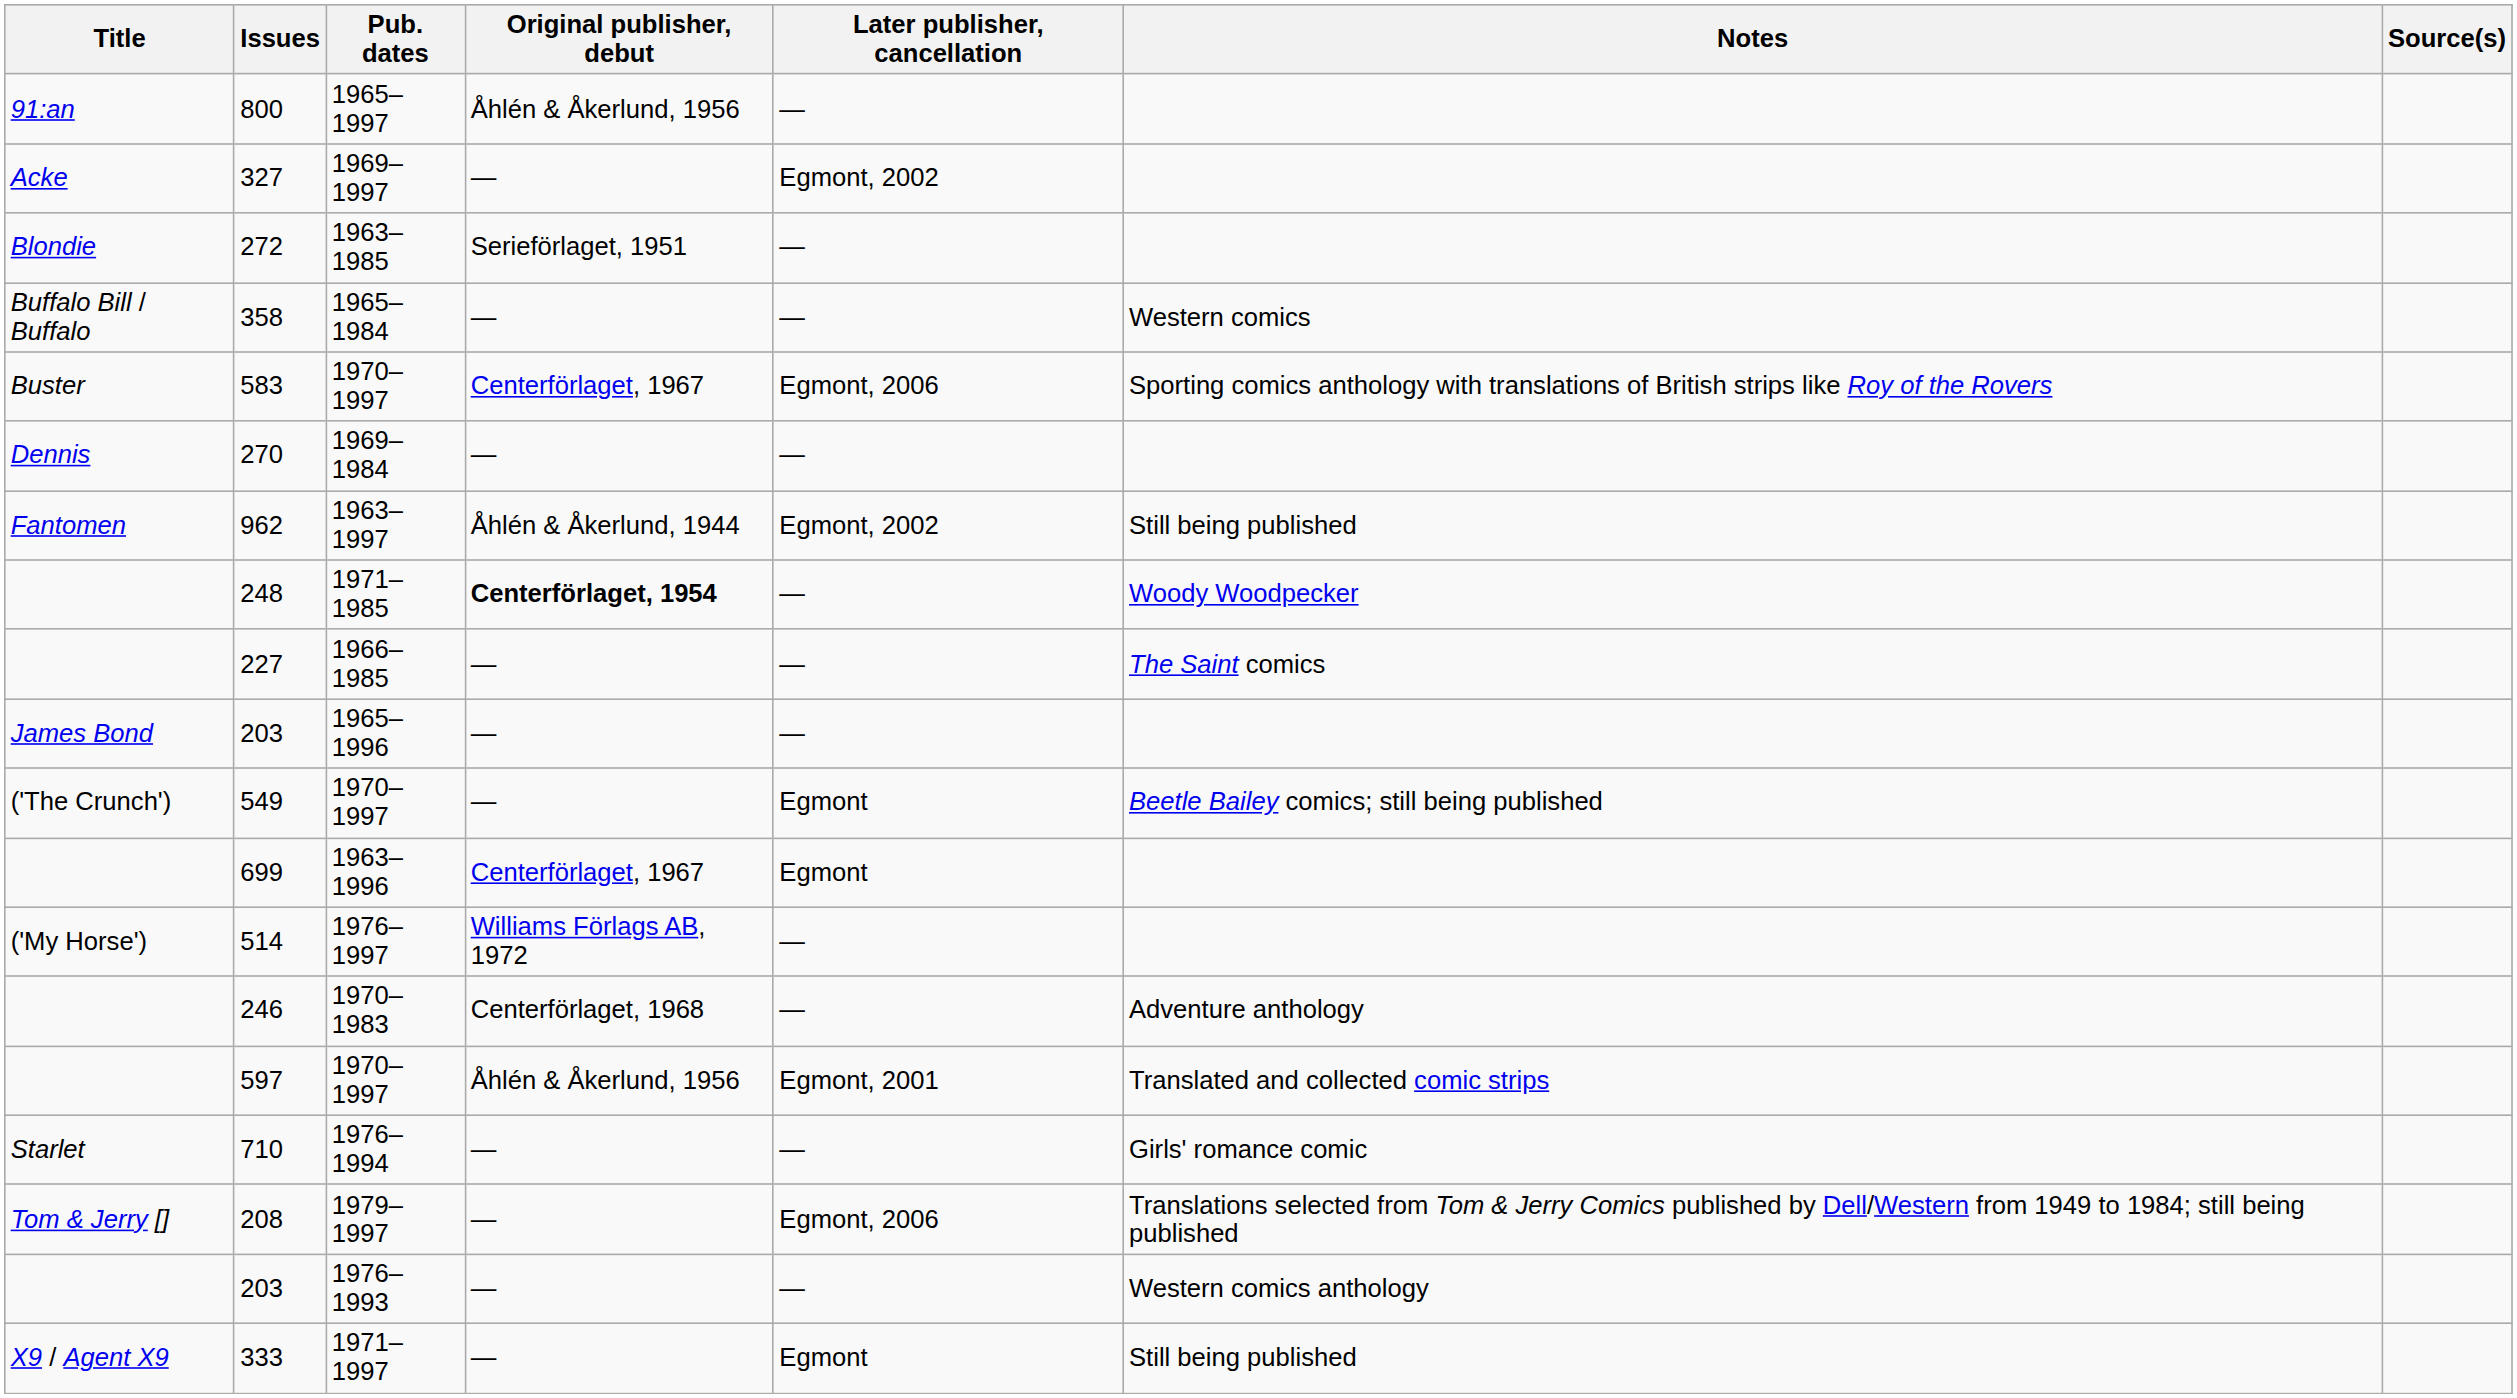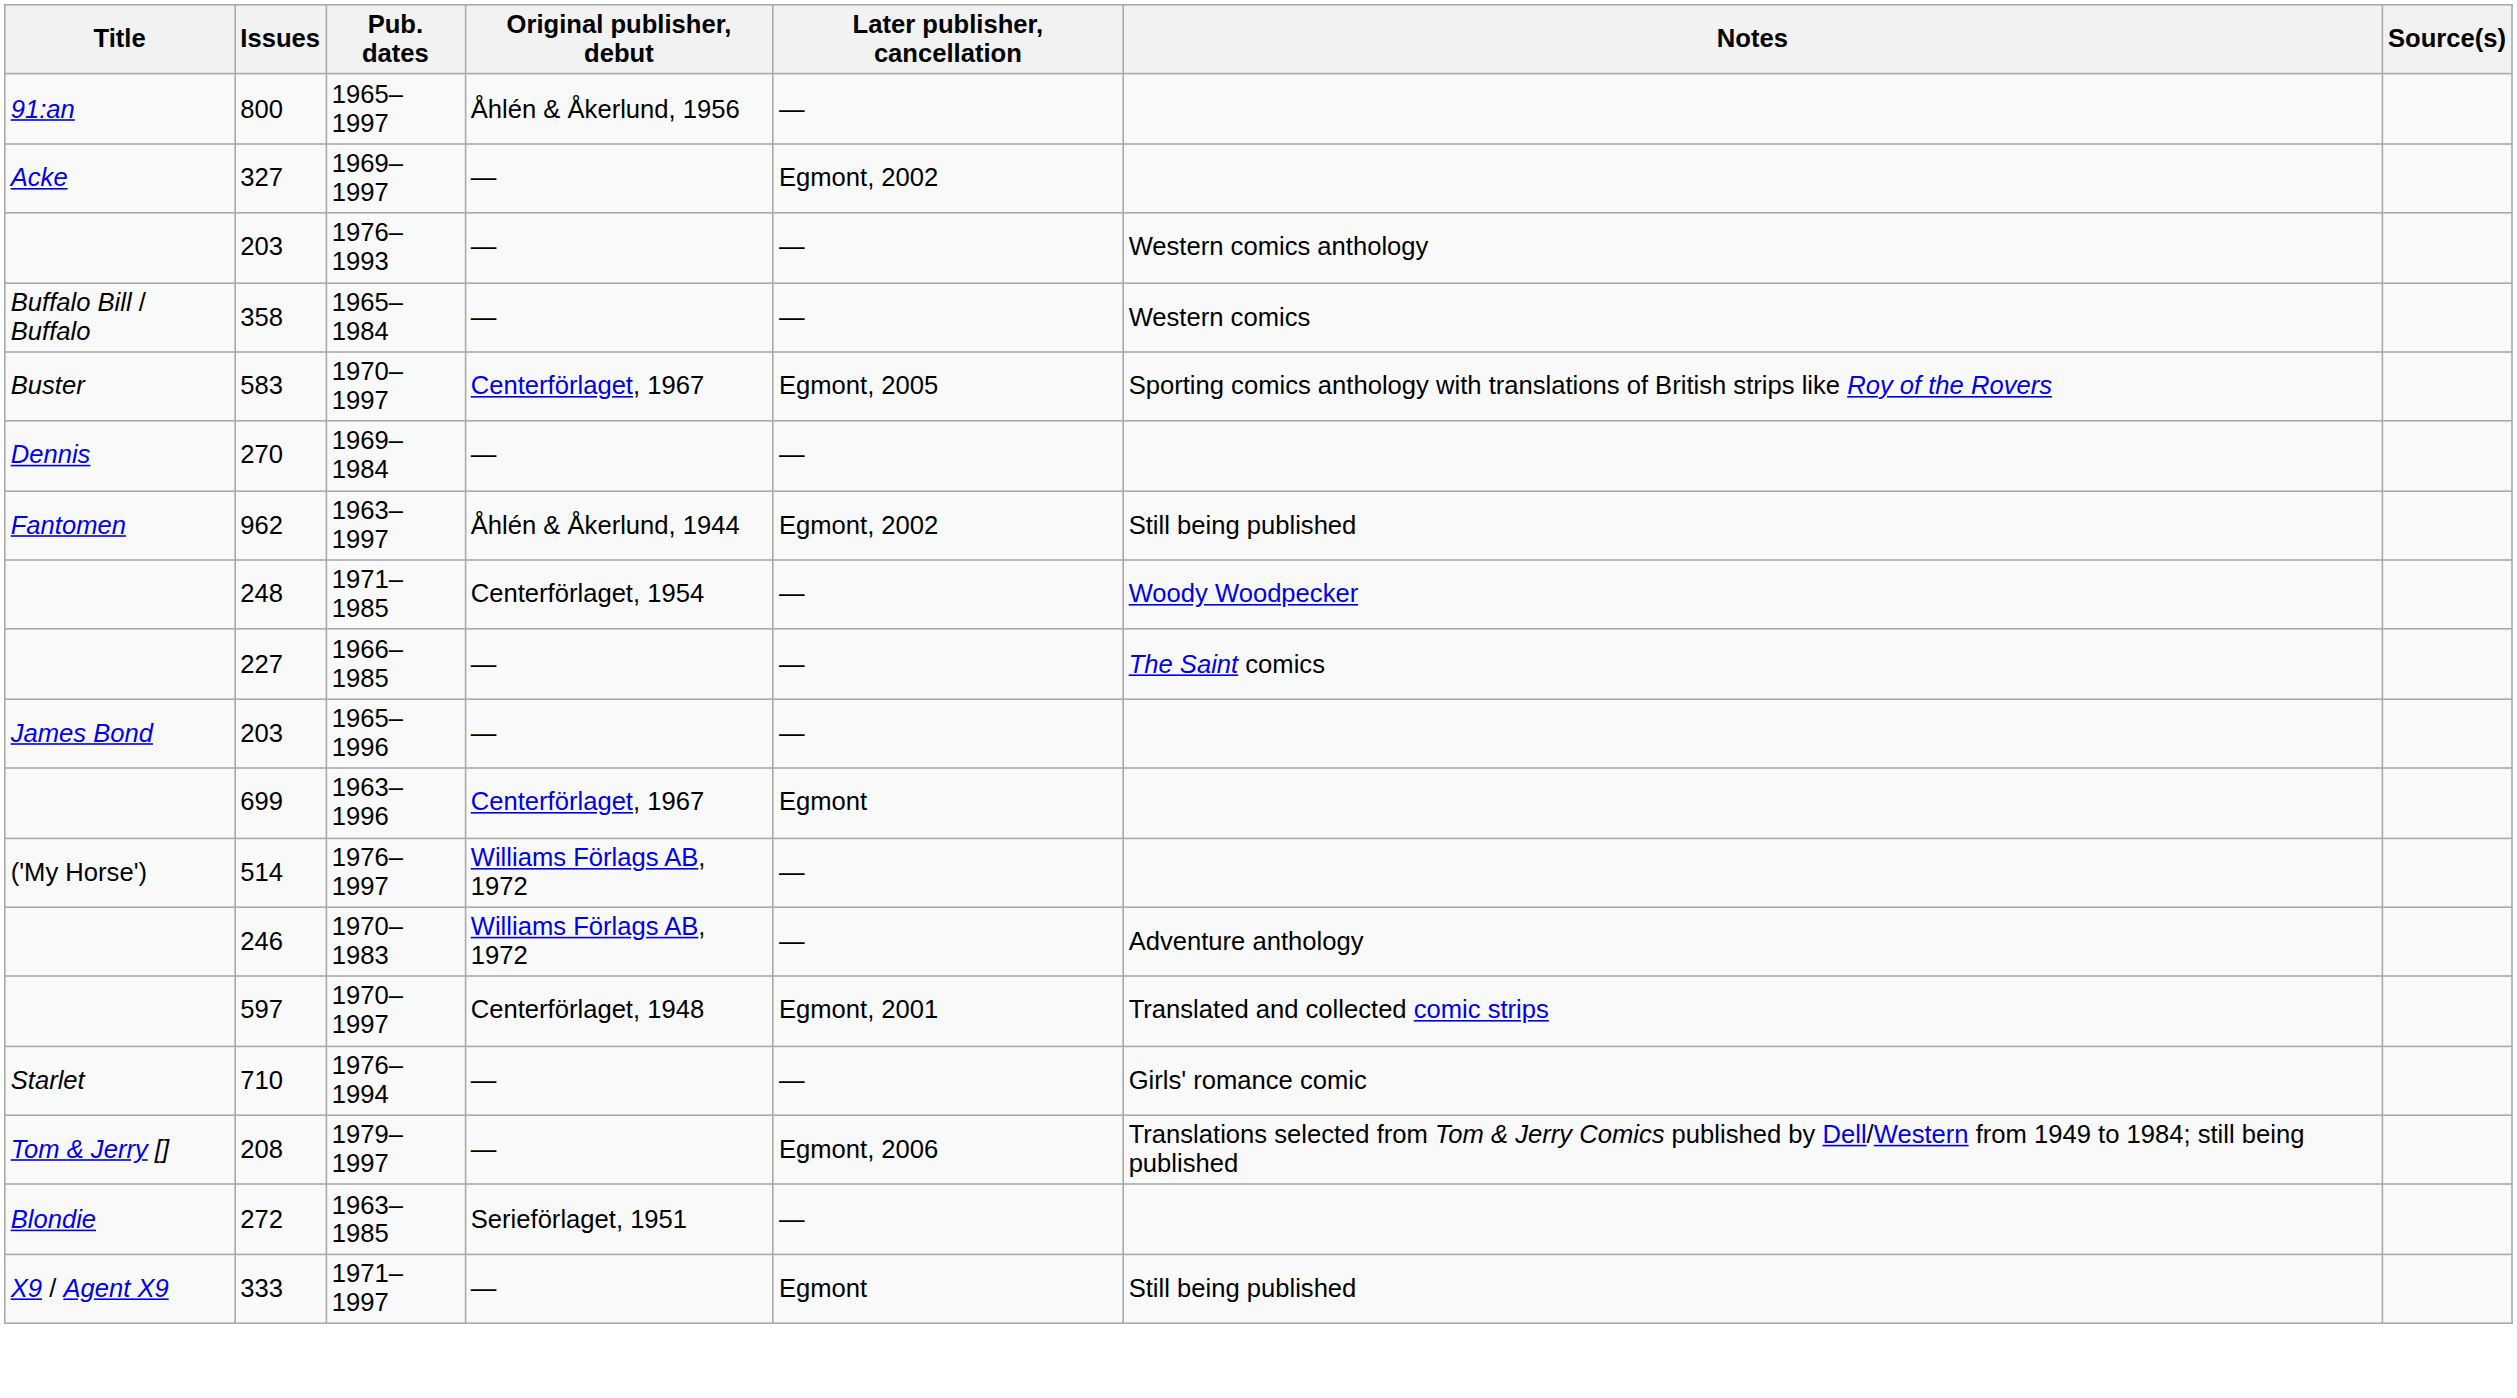rows swapped: (262, 247) <-> (262, 1288)
(859, 386) Egmont, 2006 -> (859, 386) Egmont, 2005
(594, 594) bold -> (587, 594) normal
- row: (262, 802)
(587, 1010) Centerförlaget, 1968 -> (588, 941) Williams Förlags AB, 1972
(605, 1080) Åhlén & Åkerlund, 1956 -> (587, 1010) Centerförlaget, 1948
